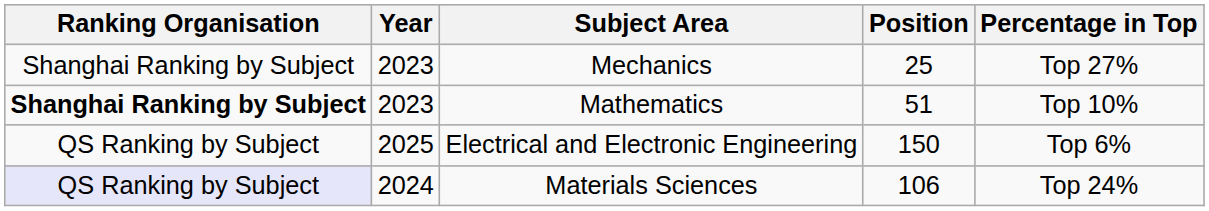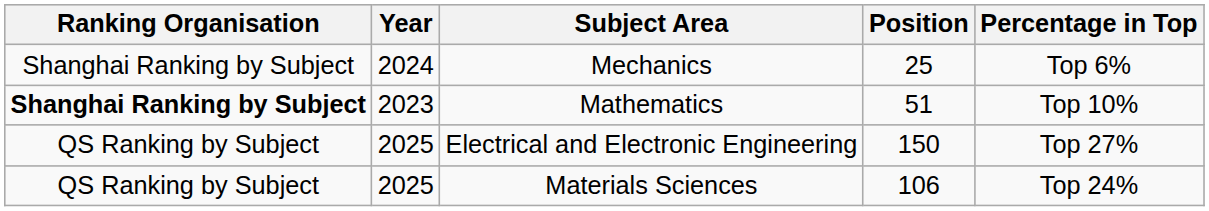(406, 64) 2023 -> (406, 64) 2024
(1089, 64) Top 27% -> (1089, 64) Top 6%
(1089, 144) Top 6% -> (1089, 144) Top 27%
(188, 184) lavender background -> (188, 184) no background
(406, 184) 2024 -> (406, 184) 2025
